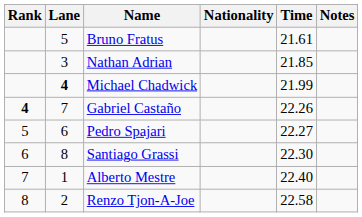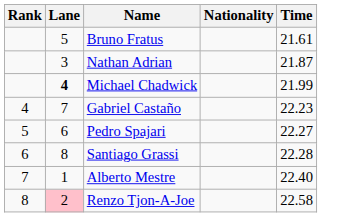- column: (337, 16)
(297, 62) 21.85 -> (297, 62) 21.87
(25, 108) bold -> (25, 108) normal
(297, 108) 22.26 -> (297, 108) 22.23
(297, 154) 22.30 -> (297, 154) 22.28
(64, 200) no background -> (64, 200) pink background
